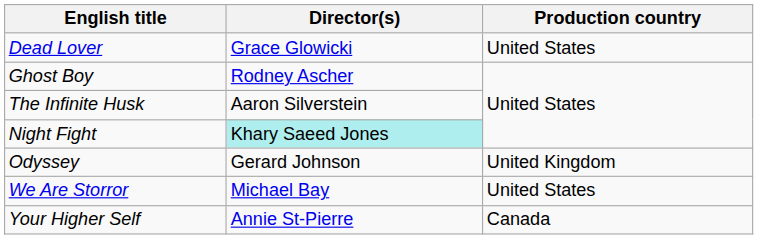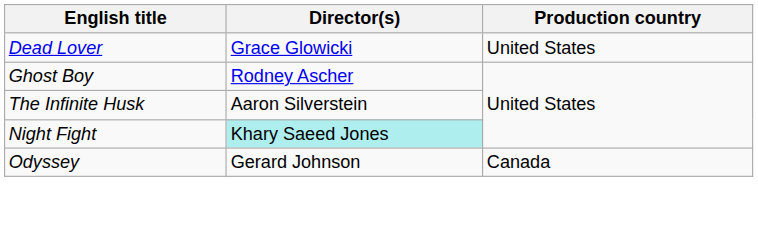(551, 162) United Kingdom -> (519, 162) Canada
- row: (69, 190)
- row: (75, 219)
